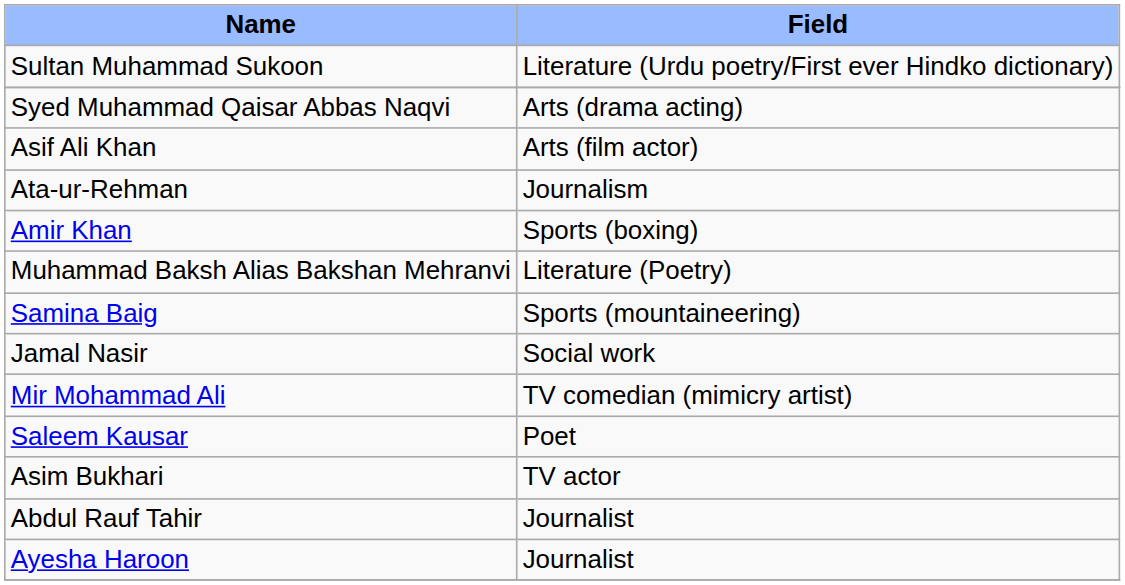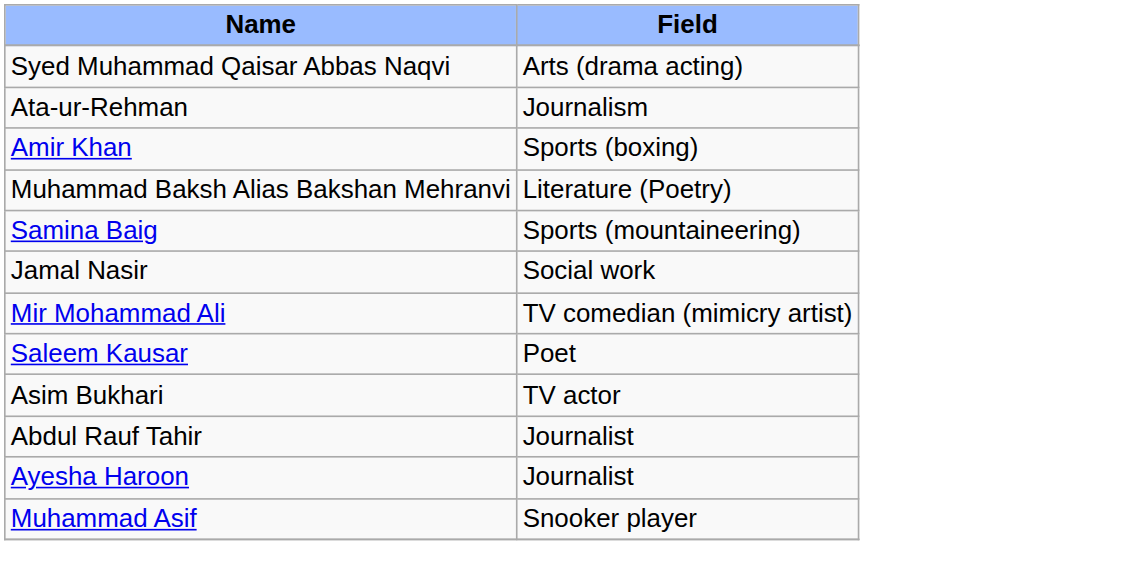- row: (167, 66)
- row: (84, 148)
+ row: (104, 518)
